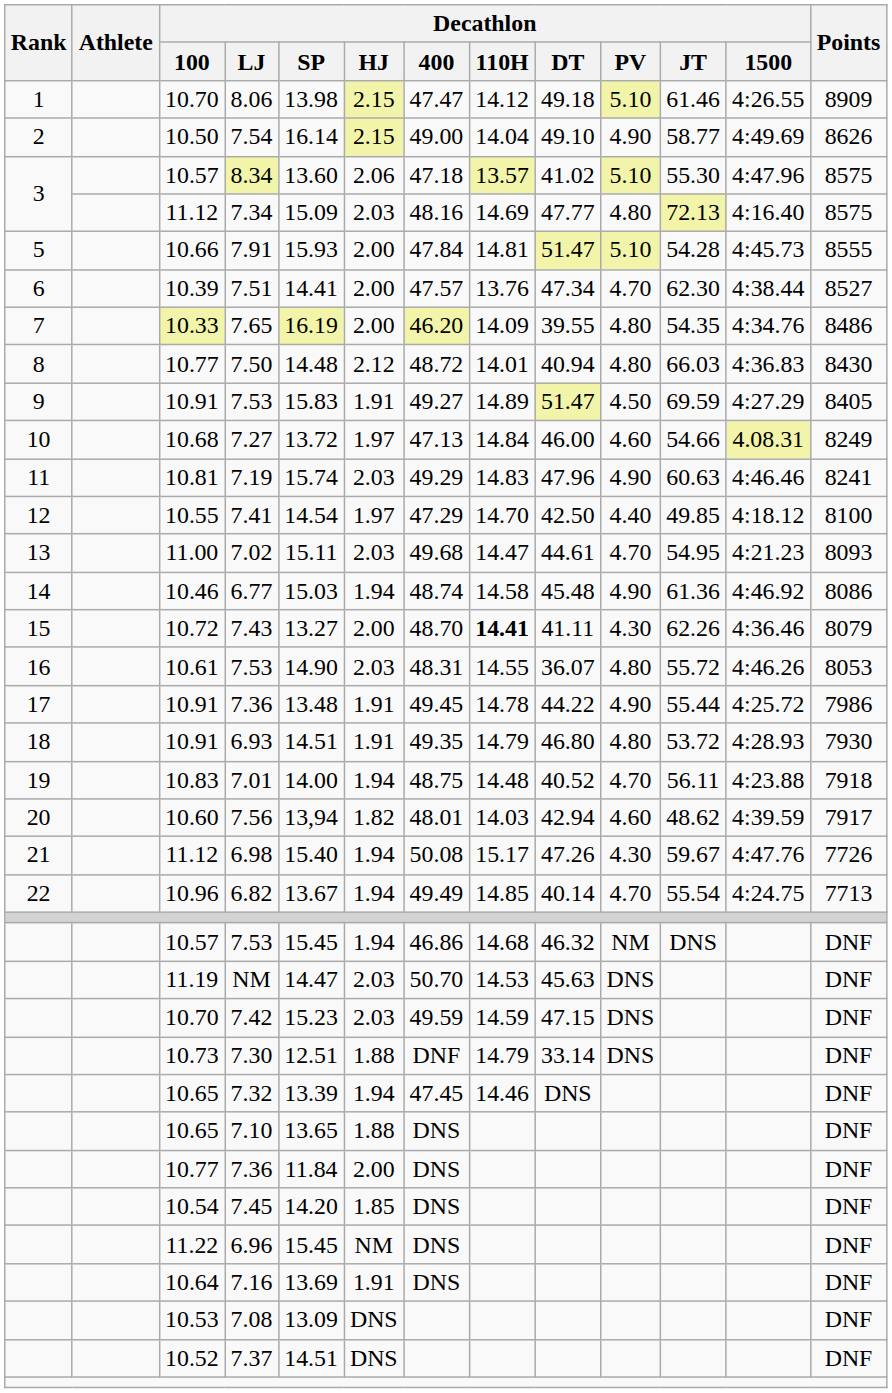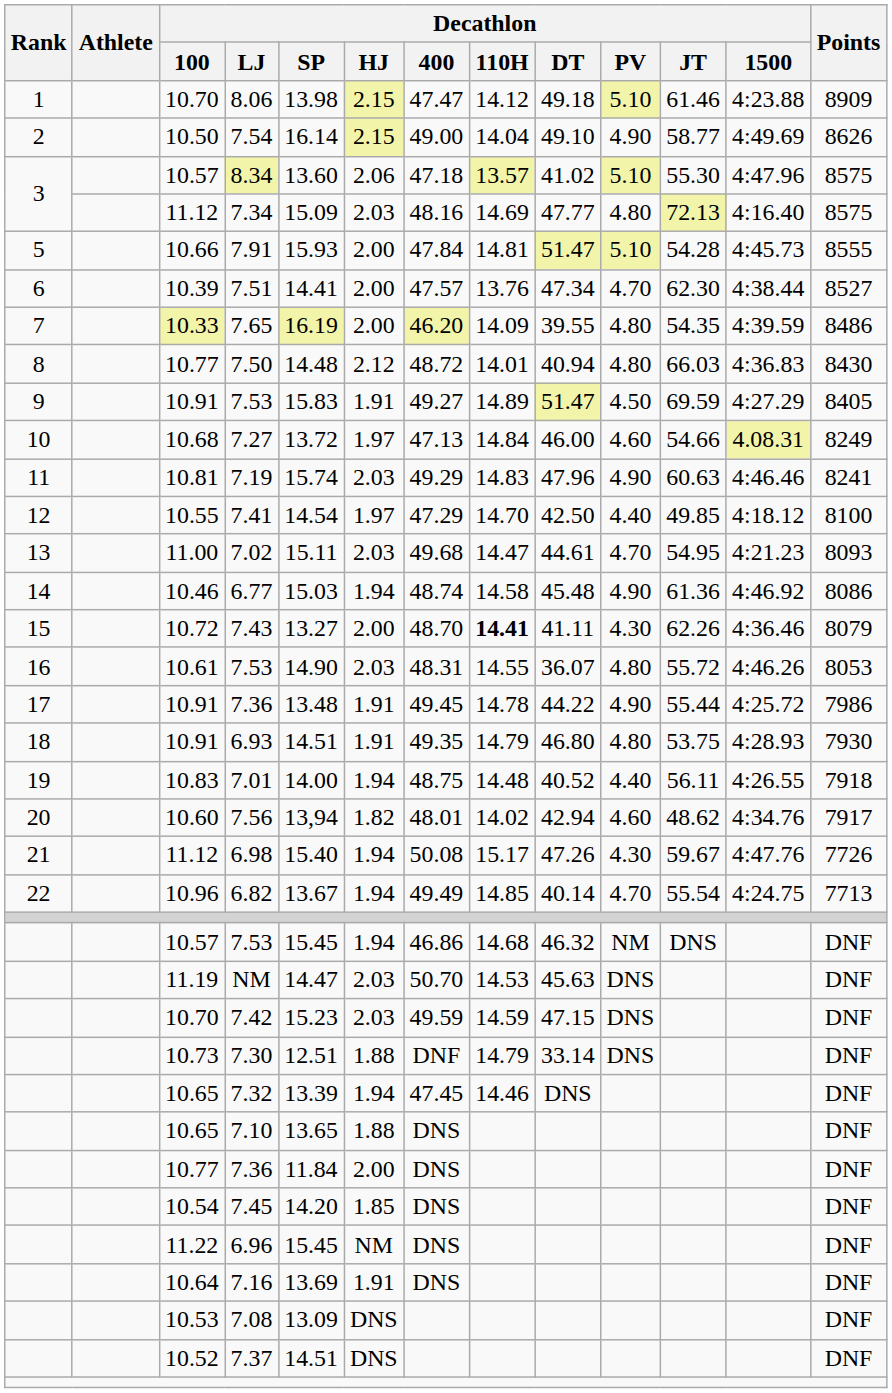(768, 99) 4:26.55 -> (768, 99) 4:23.88
(768, 325) 4:34.76 -> (768, 325) 4:39.59
(693, 741) 53.72 -> (693, 741) 53.75
(630, 779) 4.70 -> (630, 779) 4.40
(768, 779) 4:23.88 -> (768, 779) 4:26.55
(502, 817) 14.03 -> (502, 817) 14.02
(768, 817) 4:39.59 -> (768, 817) 4:34.76
